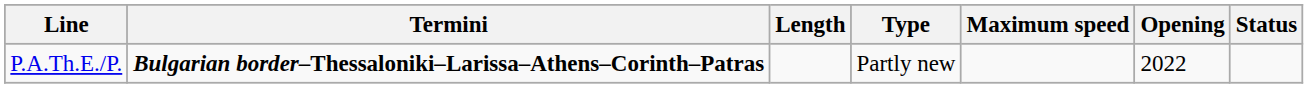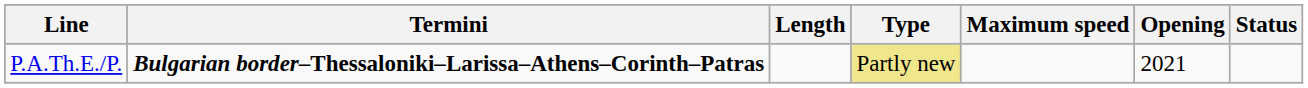(906, 63) no background -> (906, 63) khaki background
(1163, 63) 2022 -> (1163, 63) 2021
